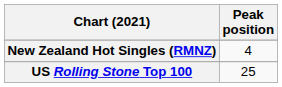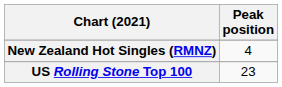(248, 72) 25 -> (248, 72) 23
